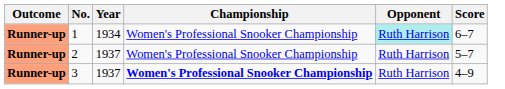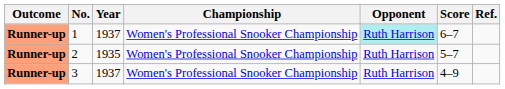+ column: (486, 14)
(108, 34) 1934 -> (108, 34) 1937
(108, 53) 1937 -> (108, 53) 1935
(249, 73) bold -> (242, 73) normal
